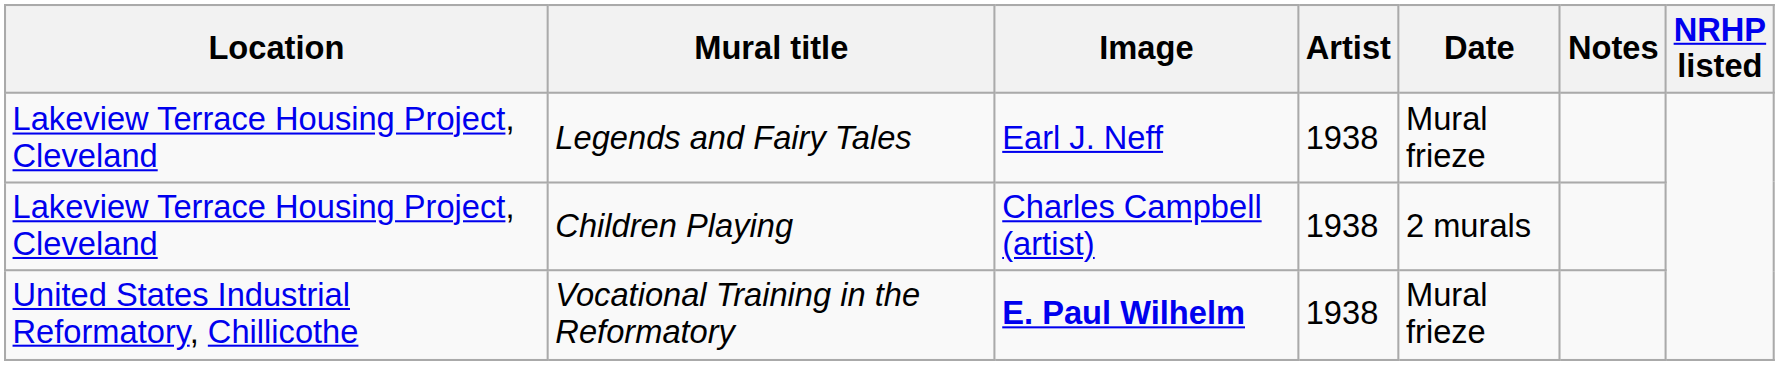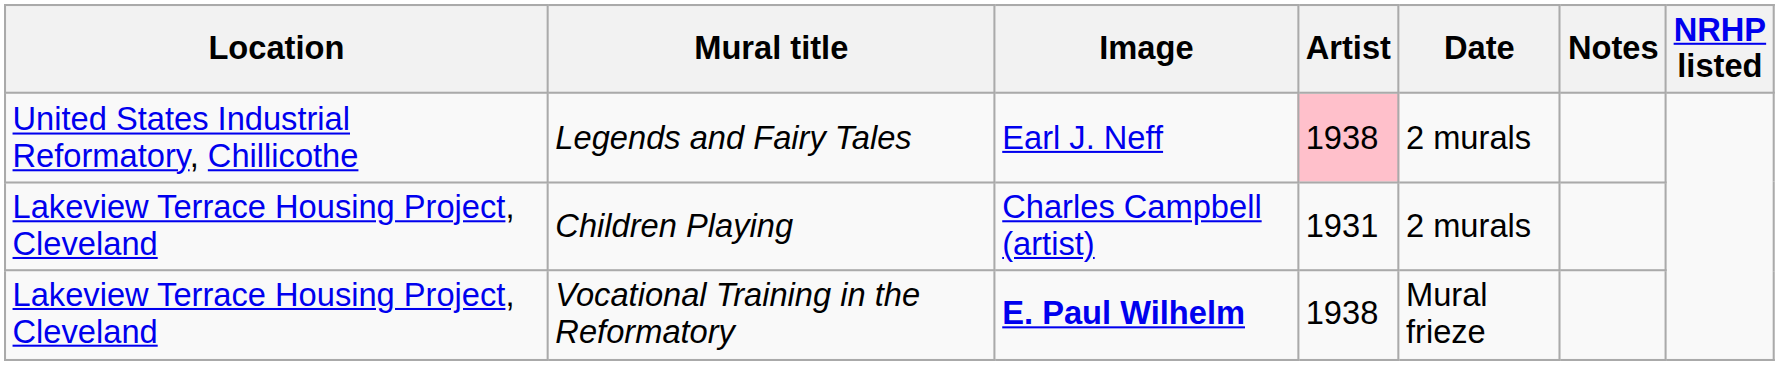(264, 137) Lakeview Terrace Housing Project, Cleveland -> (185, 137) United States Industrial Reformatory, Chillicothe
(1342, 137) no background -> (1342, 137) pink background
(1447, 137) Mural frieze -> (1469, 137) 2 murals
(1342, 225) 1938 -> (1342, 225) 1931
(185, 314) United States Industrial Reformatory, Chillicothe -> (264, 314) Lakeview Terrace Housing Project, Cleveland
